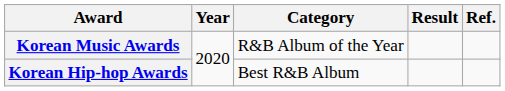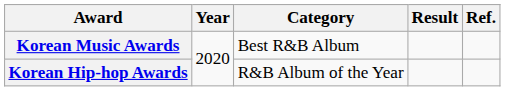(321, 45) R&B Album of the Year -> (299, 45) Best R&B Album
(299, 72) Best R&B Album -> (321, 72) R&B Album of the Year
